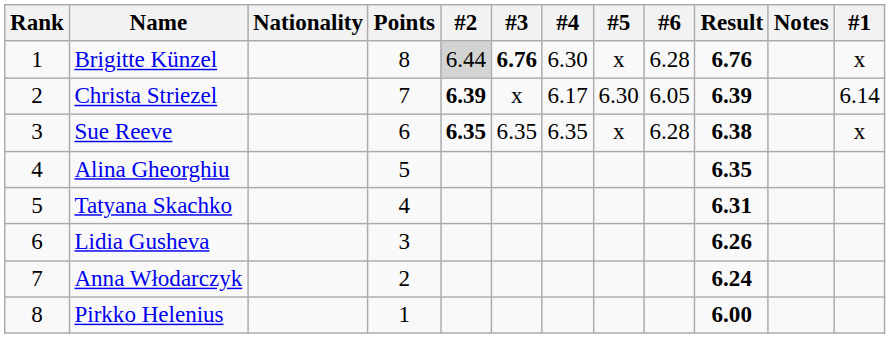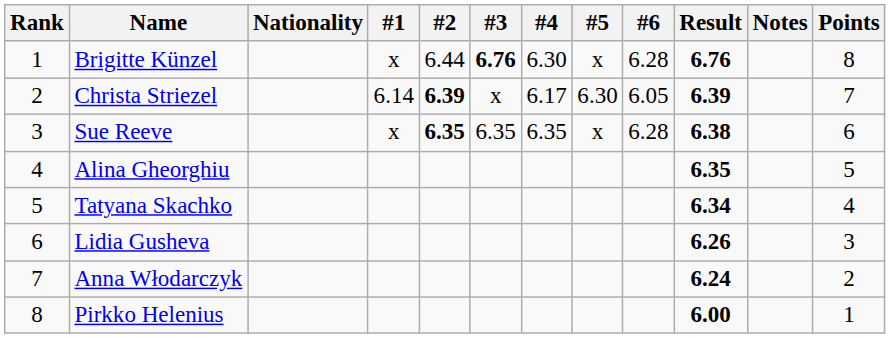columns swapped: (860, 22) <-> (404, 22)
(466, 59) lightgrey background -> (445, 59) no background
(732, 205) 6.31 -> (711, 205) 6.34
